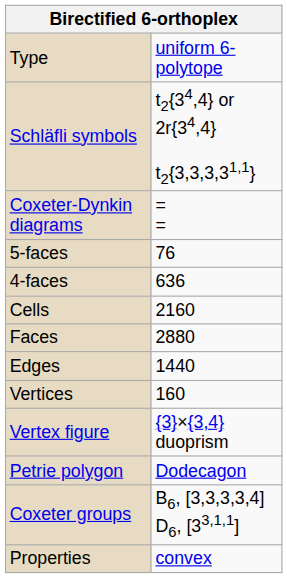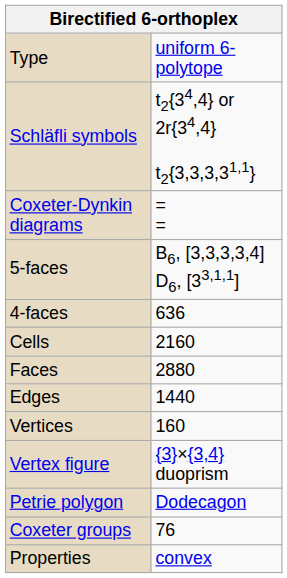(165, 253) 76 -> (210, 269) B6, [3,3,3,3,4] D6, [33,1,1]
(210, 515) B6, [3,3,3,3,4] D6, [33,1,1] -> (165, 530) 76
